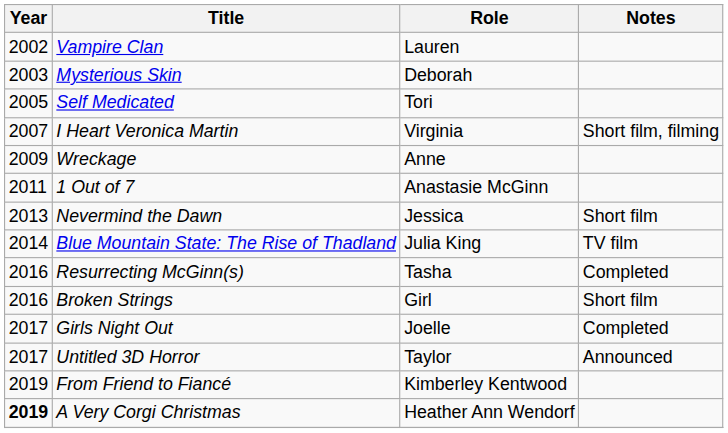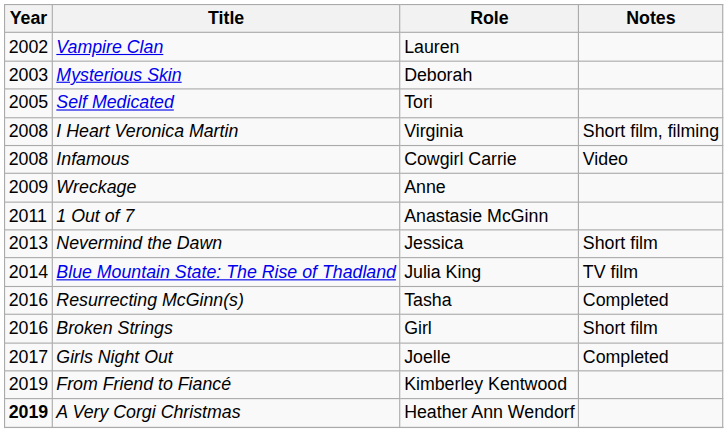(28, 131) 2007 -> (28, 131) 2008
+ row: (93, 159)
- row: (128, 356)
